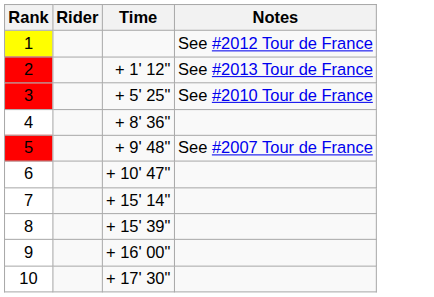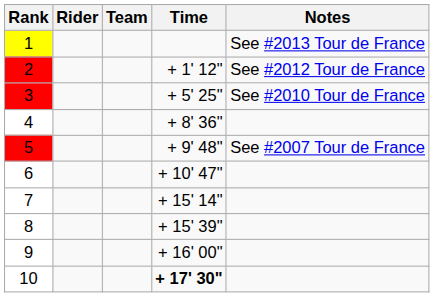+ column: (127, 17)
(275, 43) See #2012 Tour de France -> (328, 43) See #2013 Tour de France
(275, 69) See #2013 Tour de France -> (328, 69) See #2012 Tour de France
(138, 278) normal -> (189, 278) bold
